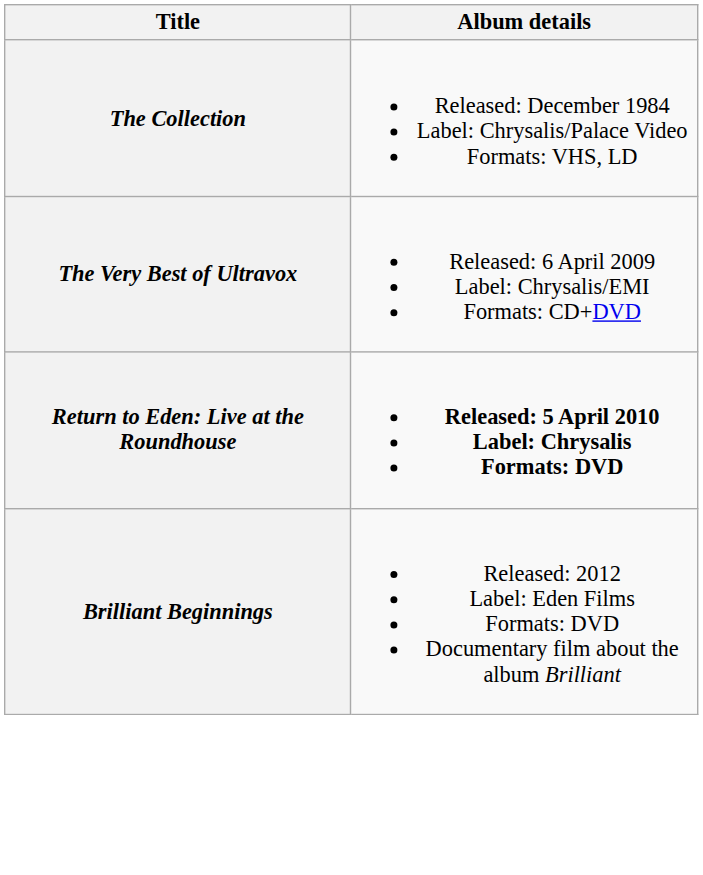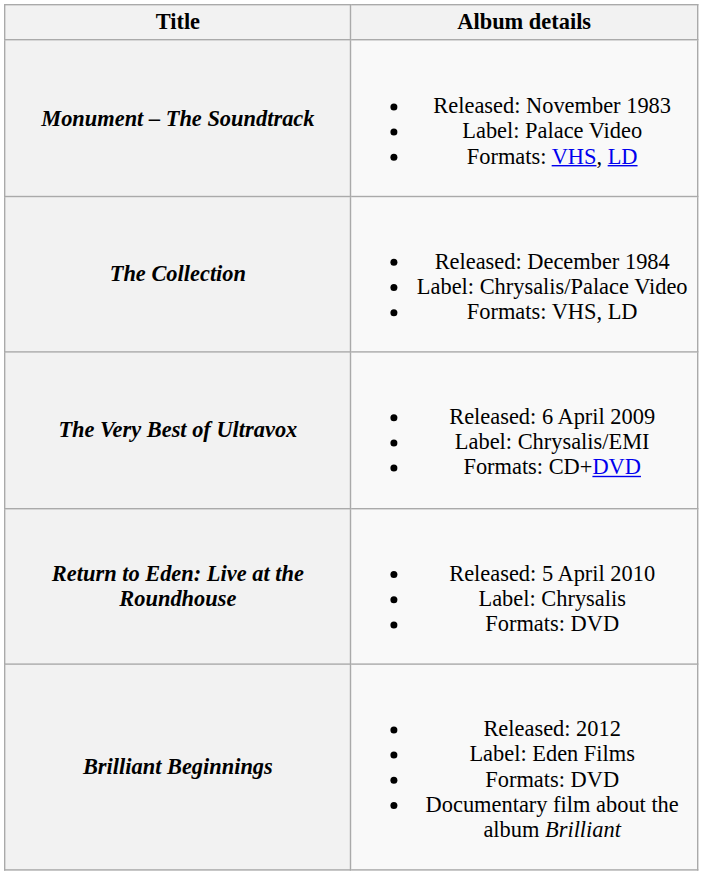+ row: (178, 117)
(524, 443) bold -> (524, 599) normal
